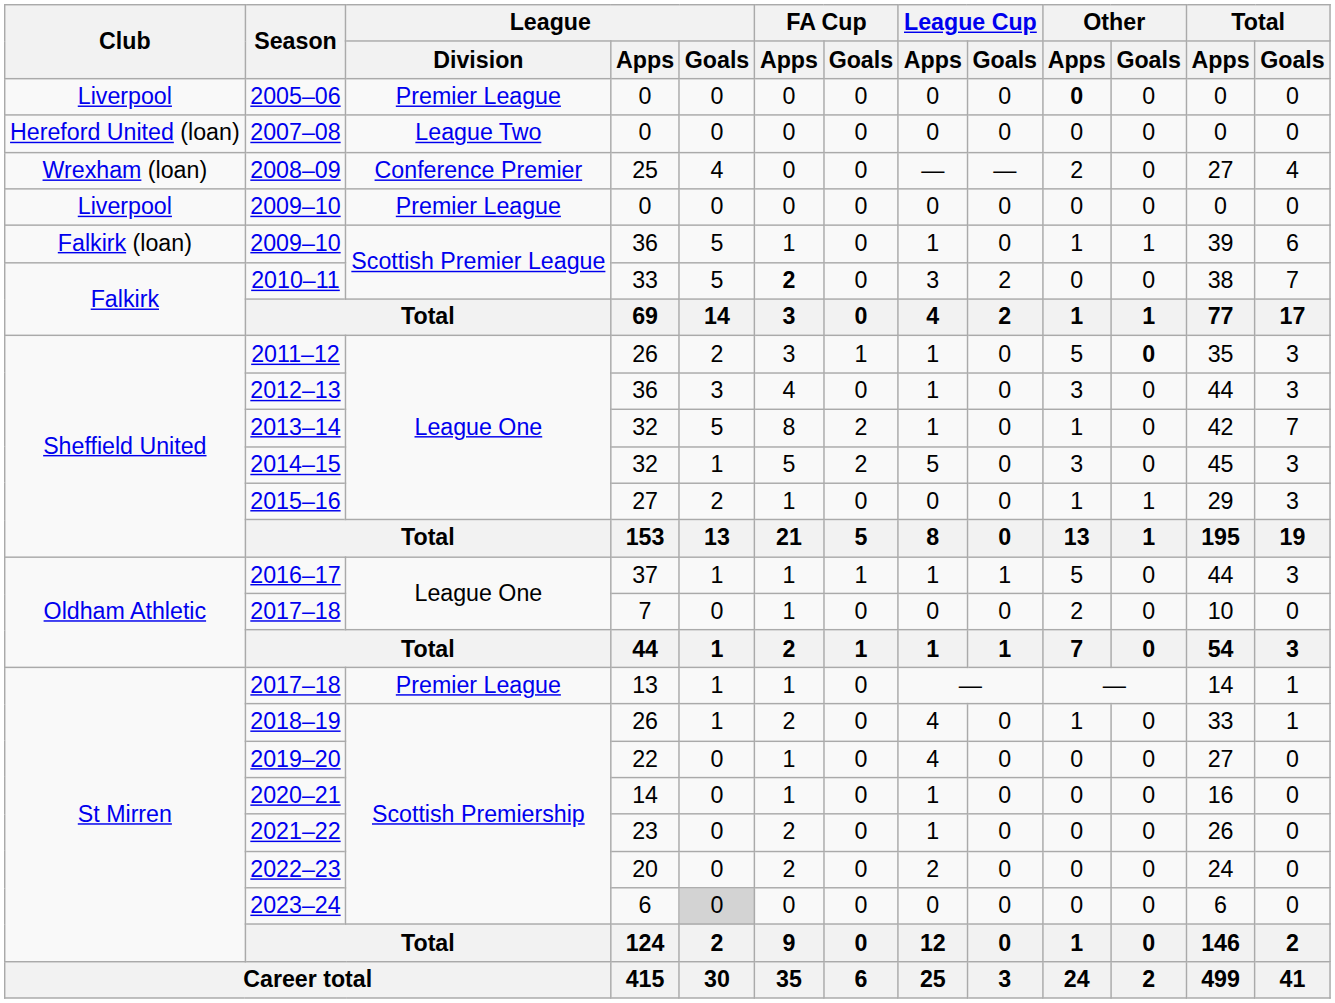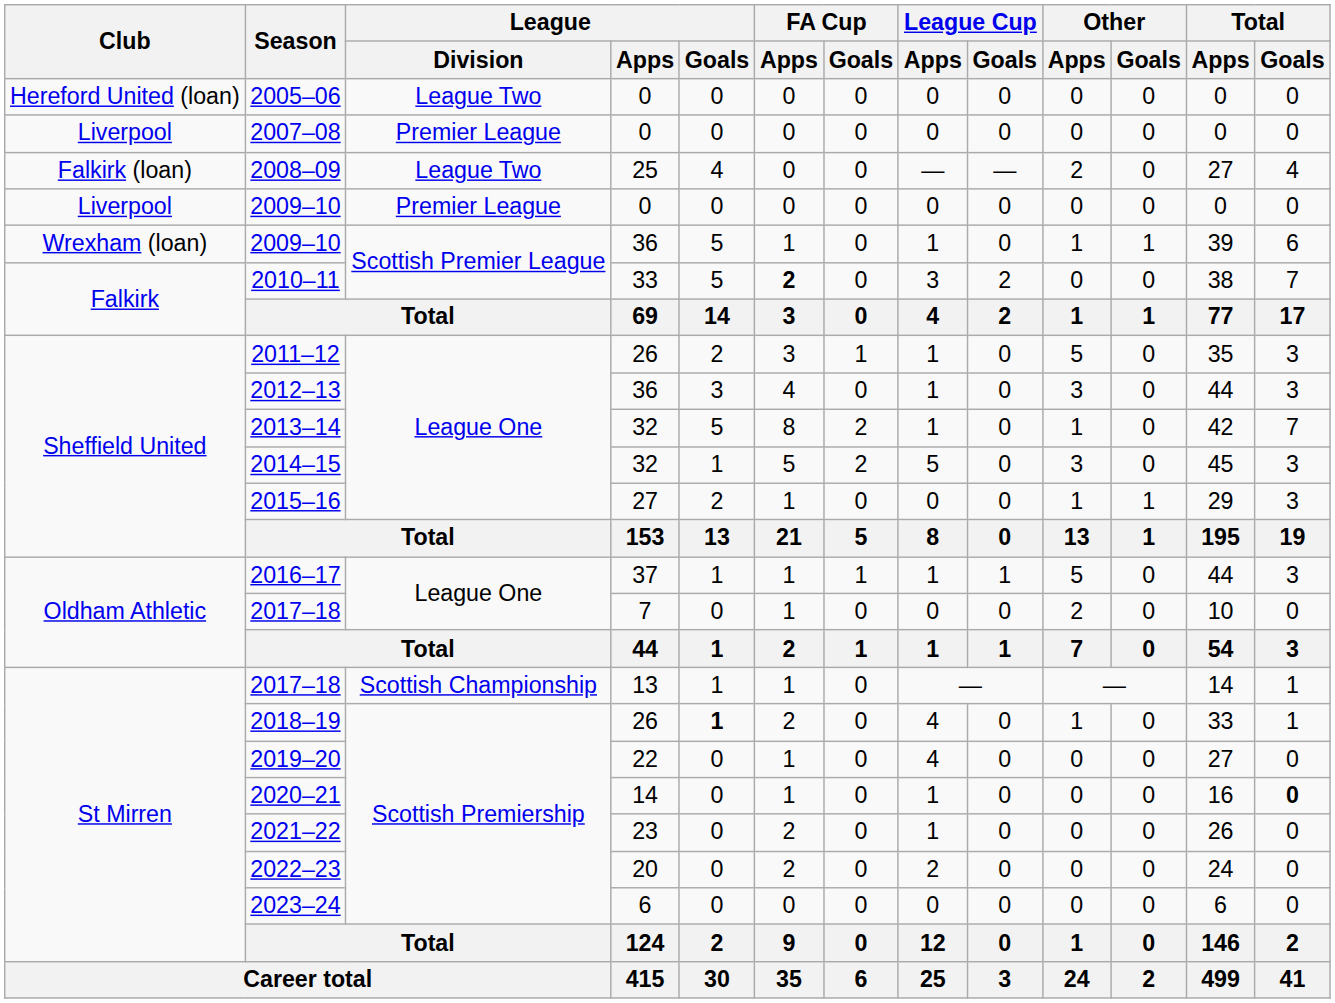(125, 96) Liverpool -> (125, 96) Hereford United (loan)
(478, 96) Premier League -> (478, 96) League Two
(1077, 96) bold -> (1077, 96) normal
(125, 133) Hereford United (loan) -> (125, 133) Liverpool
(478, 133) League Two -> (478, 133) Premier League
(125, 170) Wrexham (loan) -> (125, 170) Falkirk (loan)
(478, 170) Conference Premier -> (478, 170) League Two
(125, 243) Falkirk (loan) -> (125, 243) Wrexham (loan)
(1149, 354) bold -> (1149, 354) normal
(478, 685) Premier League -> (478, 685) Scottish Championship
(717, 721) normal -> (717, 721) bold
(1292, 795) normal -> (1292, 795) bold
(717, 905) lightgrey background -> (717, 905) no background
